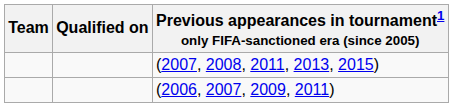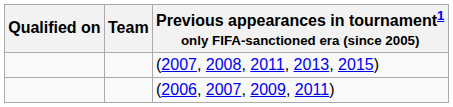columns swapped: (28, 28) <-> (102, 28)
